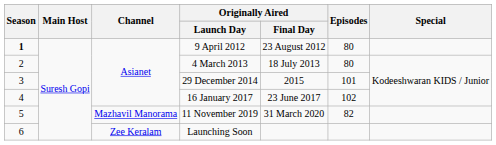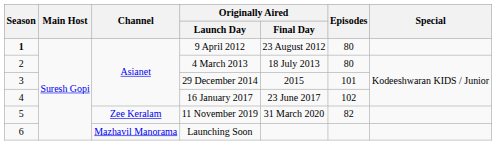(136, 114) Mazhavil Manorama -> (136, 114) Zee Keralam
(136, 131) Zee Keralam -> (136, 131) Mazhavil Manorama
